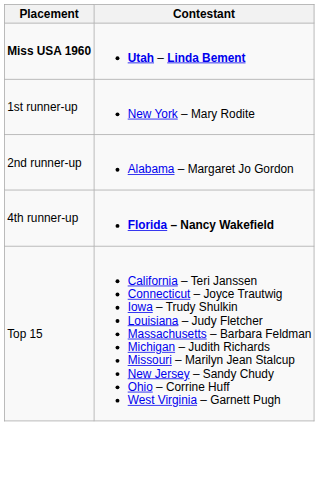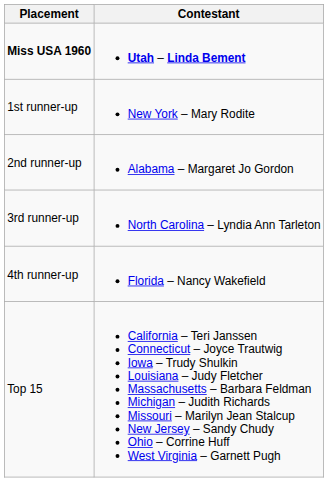+ row: (43, 218)
(204, 225) bold -> (209, 281) normal
